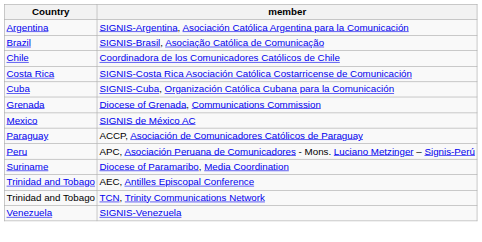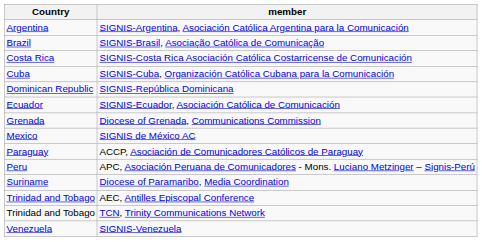- row: (220, 58)
+ row: (166, 89)
+ row: (220, 105)
